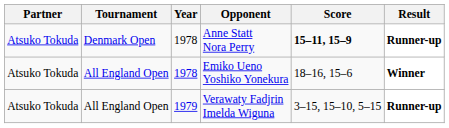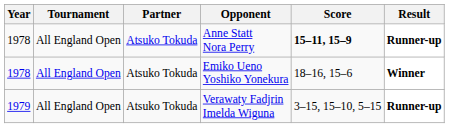columns swapped: (186, 14) <-> (43, 14)
(120, 40) Denmark Open -> (78, 40) All England Open
